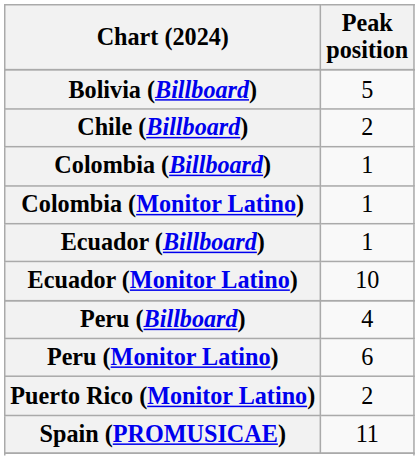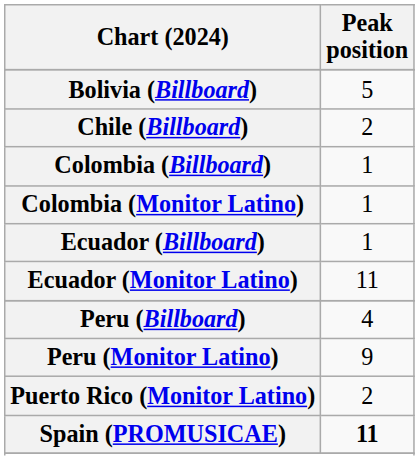(367, 280) 10 -> (367, 280) 11
(367, 357) 6 -> (367, 357) 9
(367, 434) normal -> (367, 434) bold
